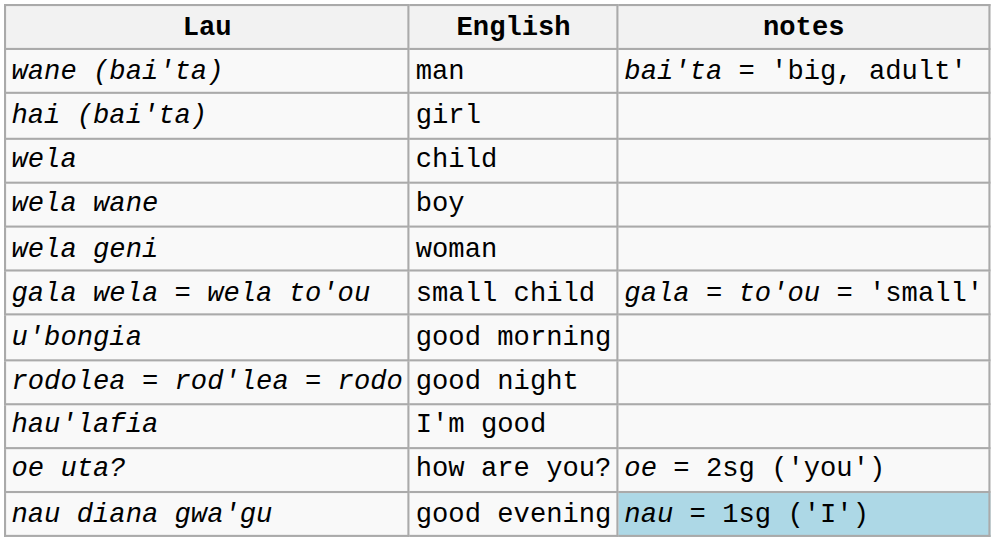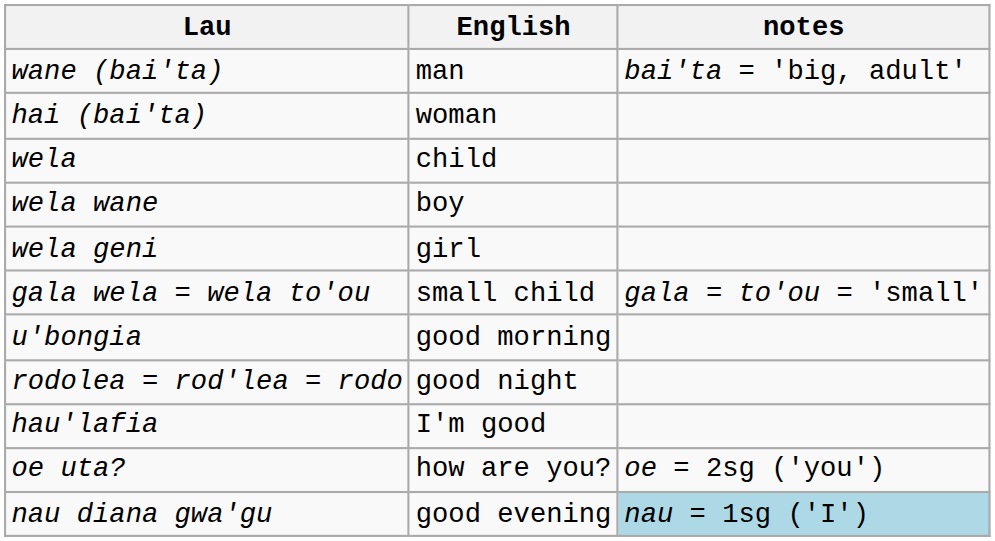(448, 116) girl -> (457, 116) woman
(457, 249) woman -> (448, 249) girl
